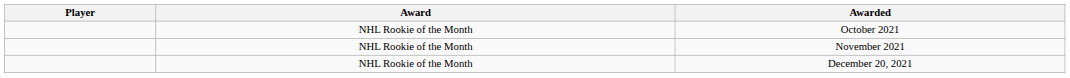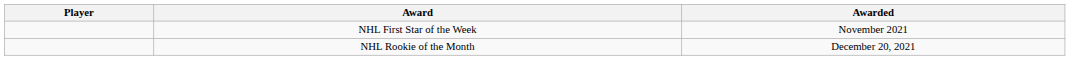- row: (870, 30)
(416, 47) NHL Rookie of the Month -> (418, 30) NHL First Star of the Week
